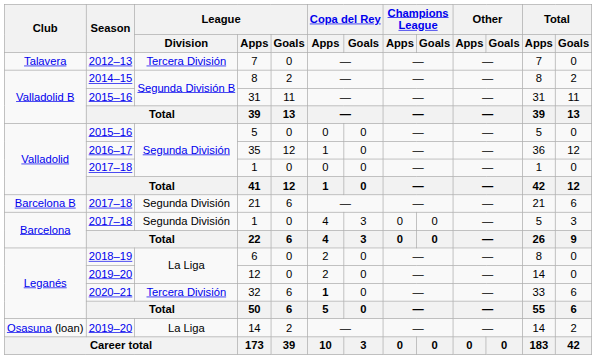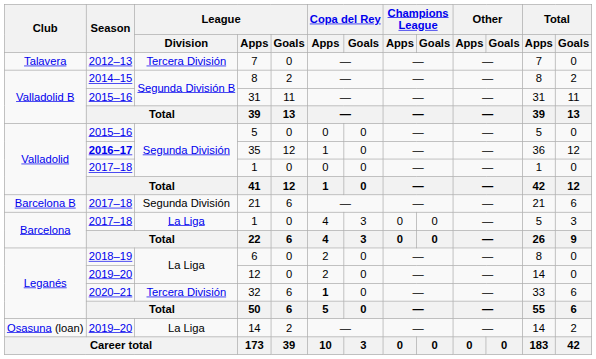(110, 150) normal -> (110, 150) bold
(186, 221) Segunda División -> (186, 221) La Liga
